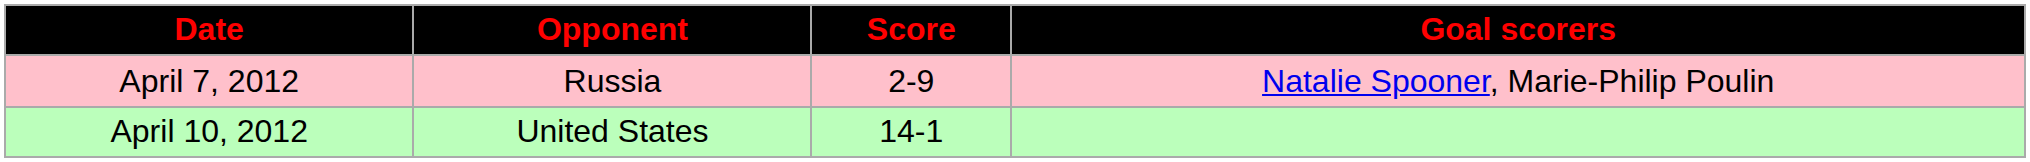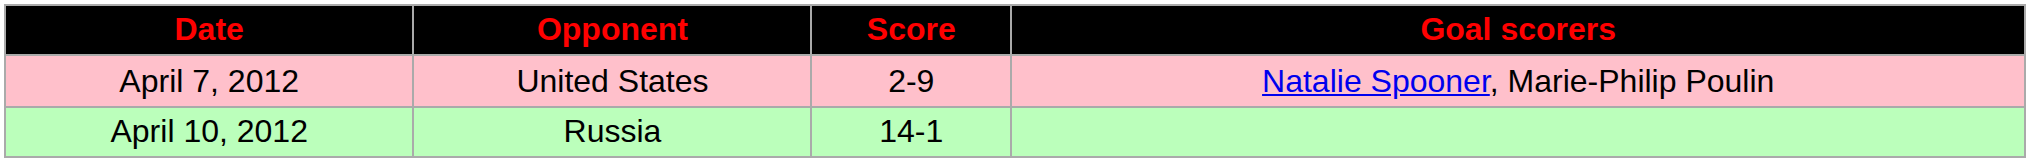(612, 80) Russia -> (612, 80) United States
(612, 131) United States -> (612, 131) Russia
